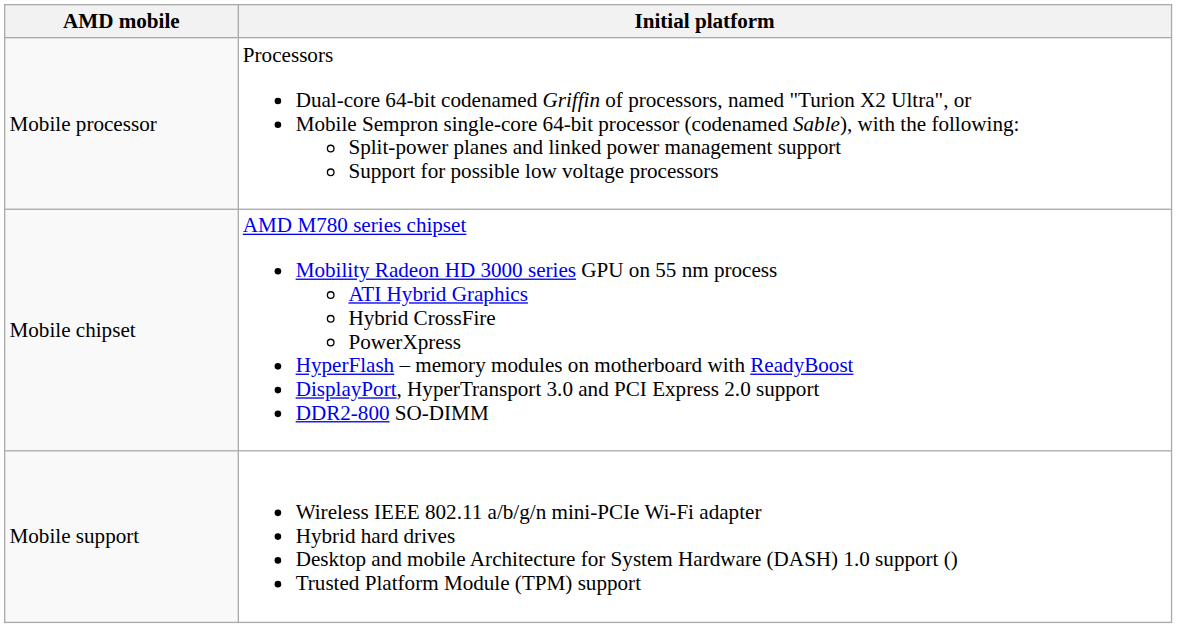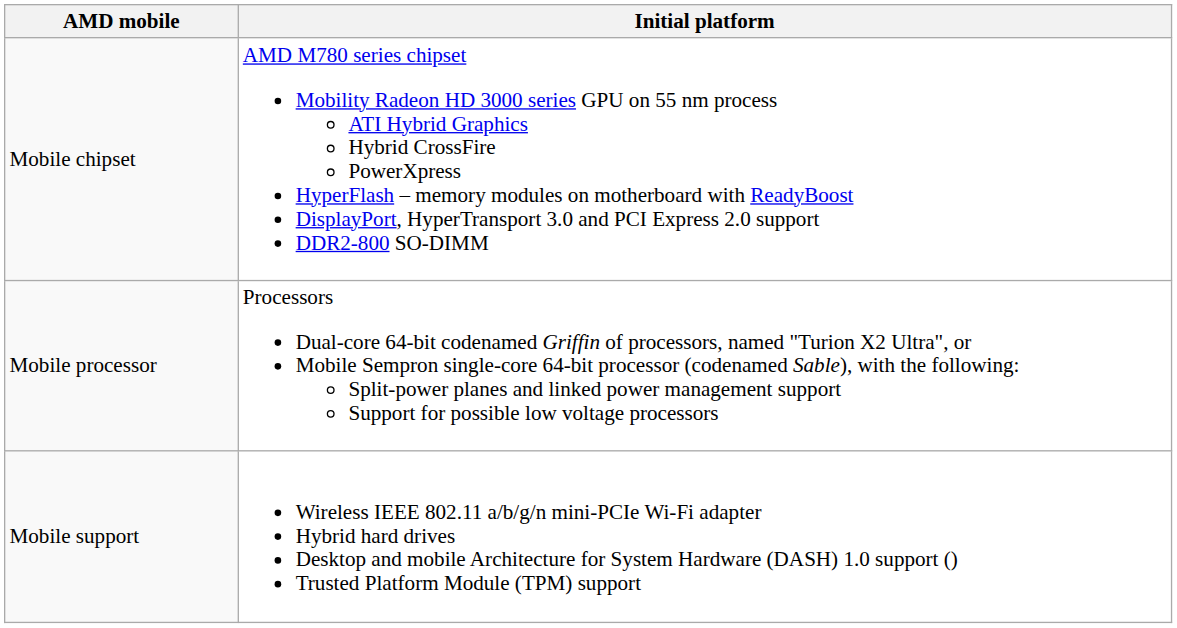rows swapped: (83, 123) <-> (73, 329)
